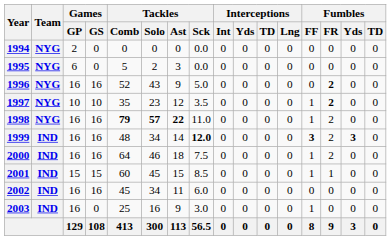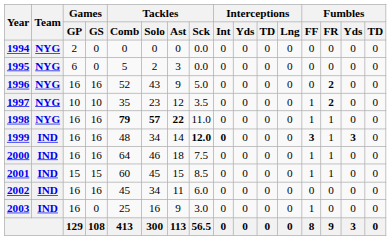(331, 119) 2 -> (331, 119) 1
(223, 137) normal -> (223, 137) bold
(331, 137) 2 -> (331, 137) 1
(331, 155) 2 -> (331, 155) 1
